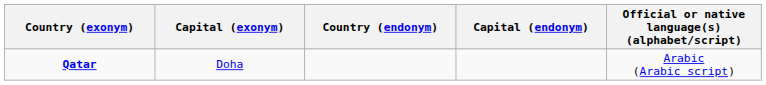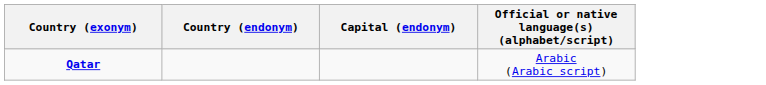- column: (230, 27)
